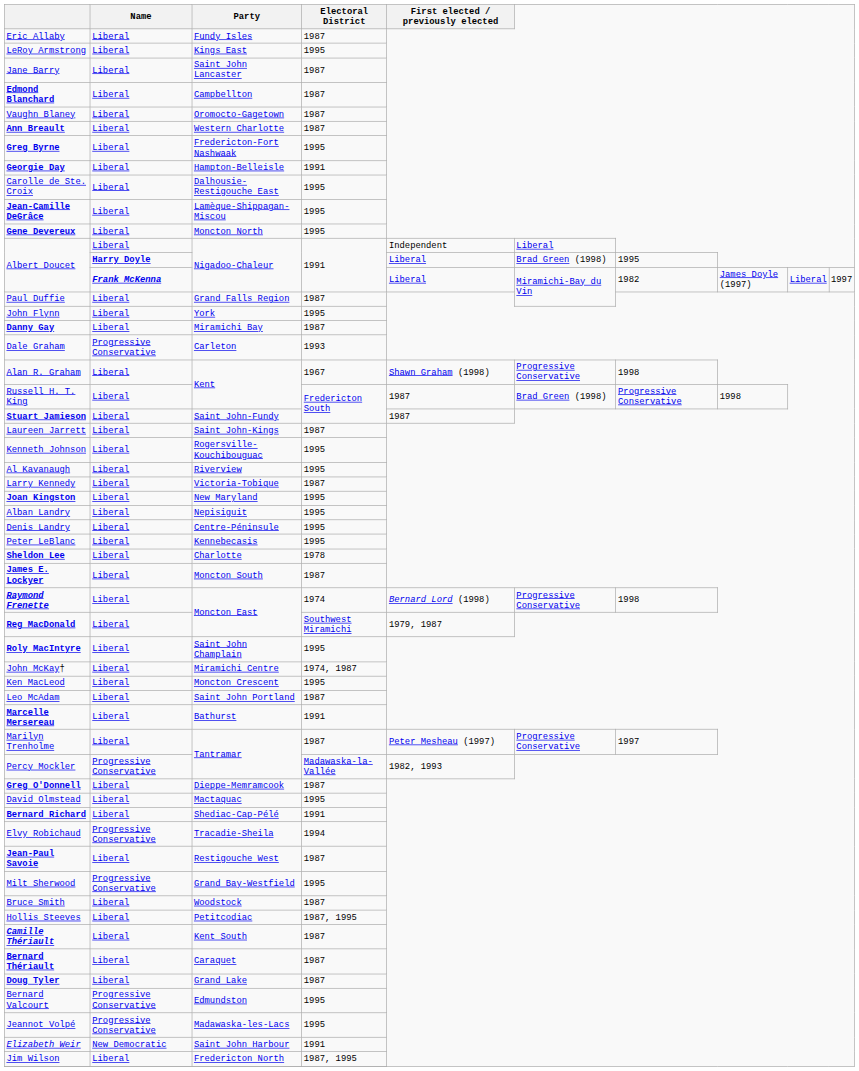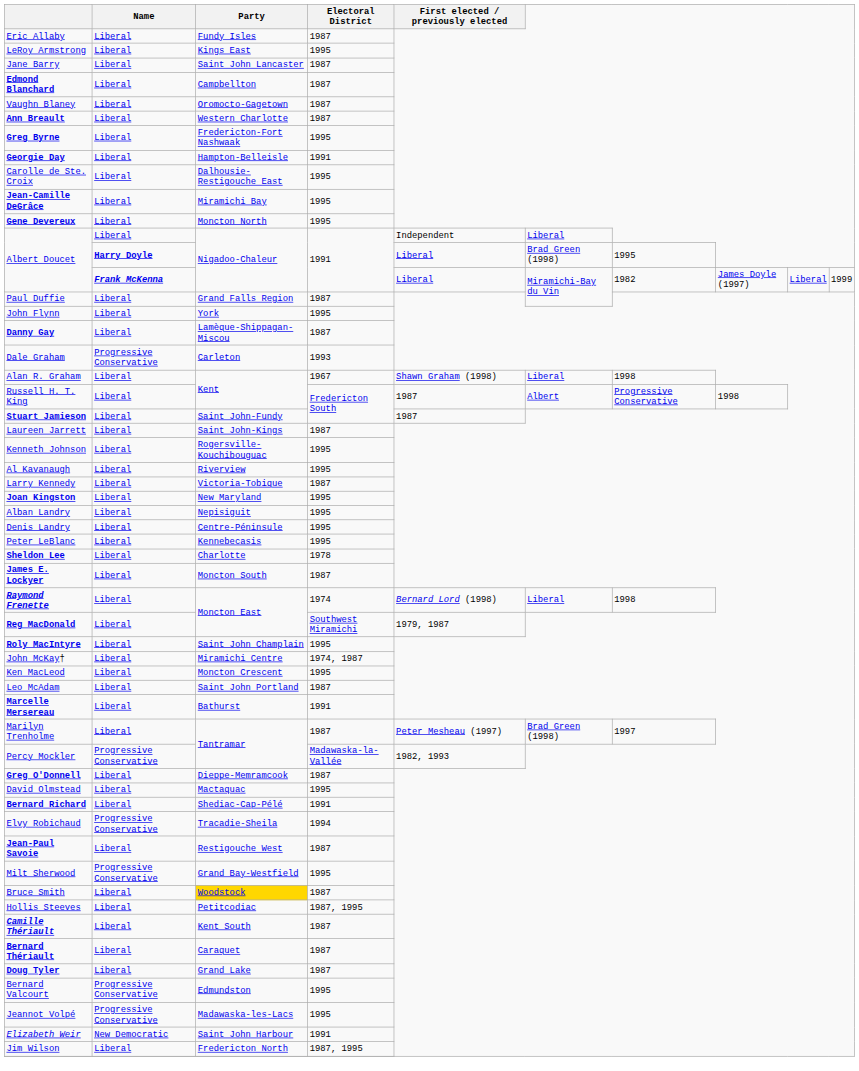(242, 212) Lamèque-Shippagan-Miscou -> (232, 202) Miramichi Bay
(842, 280) 1997 -> (842, 280) 1999
(228, 328) Miramichi Bay -> (246, 333) Lamèque-Shippagan-Miscou
(548, 372) Progressive Conservative -> (546, 377) Liberal
(561, 397) Brad Green (1998) -> (543, 397) Albert
(548, 600) Progressive Conservative -> (546, 600) Liberal
(548, 742) Progressive Conservative -> (554, 732) Brad Green (1998)
(218, 903) no background -> (222, 893) gold background
